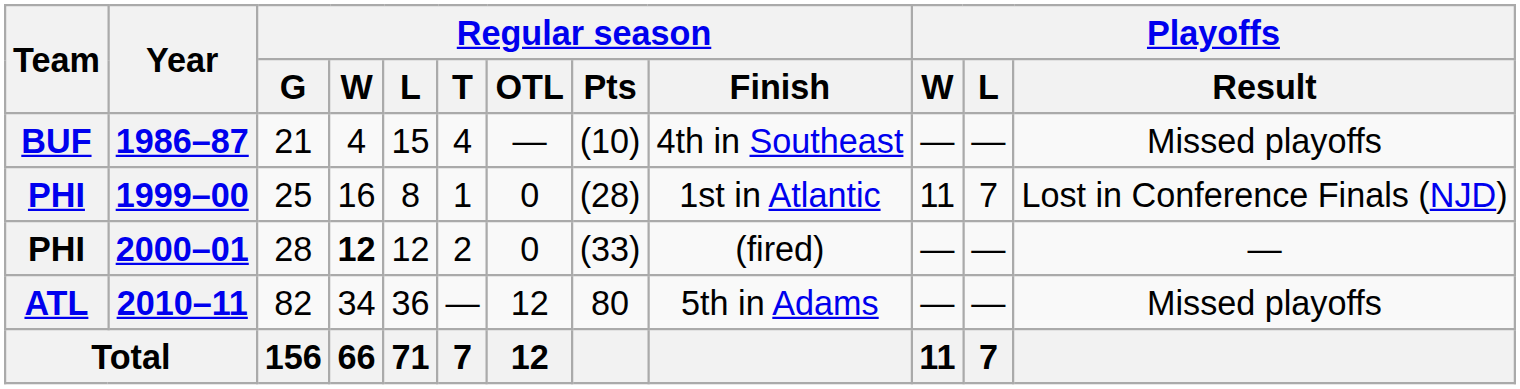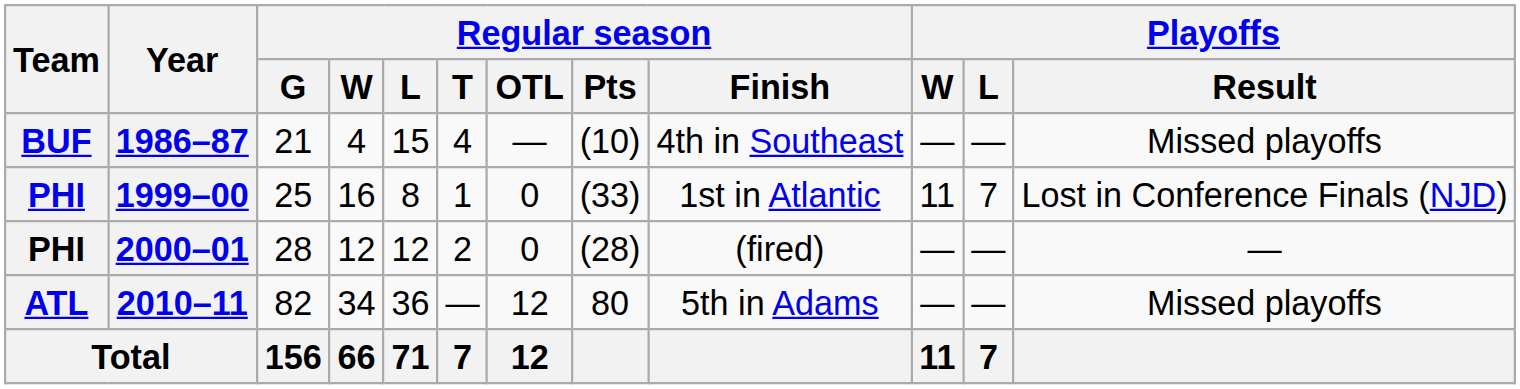(610, 195) (28) -> (610, 195) (33)
(357, 249) bold -> (357, 249) normal
(610, 249) (33) -> (610, 249) (28)
